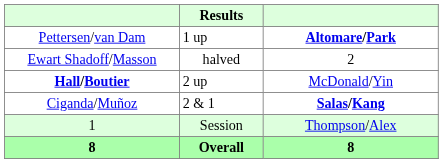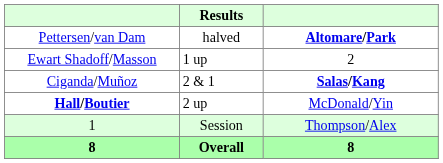(195, 37) 1 up -> (221, 37) halved
(221, 59) halved -> (195, 59) 1 up
rows swapped: (92, 81) <-> (92, 103)
